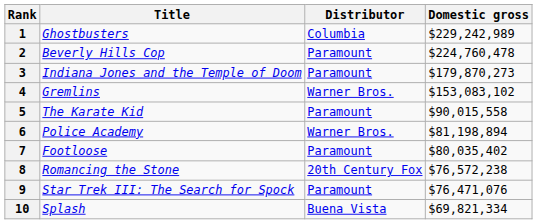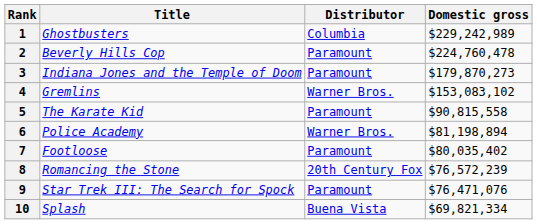(468, 112) $90,015,558 -> (468, 112) $90,815,558
(468, 170) $76,572,238 -> (468, 170) $76,572,239
